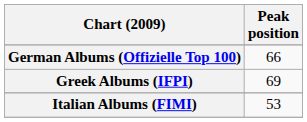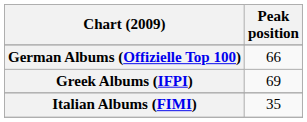(273, 104) 53 -> (273, 104) 35
